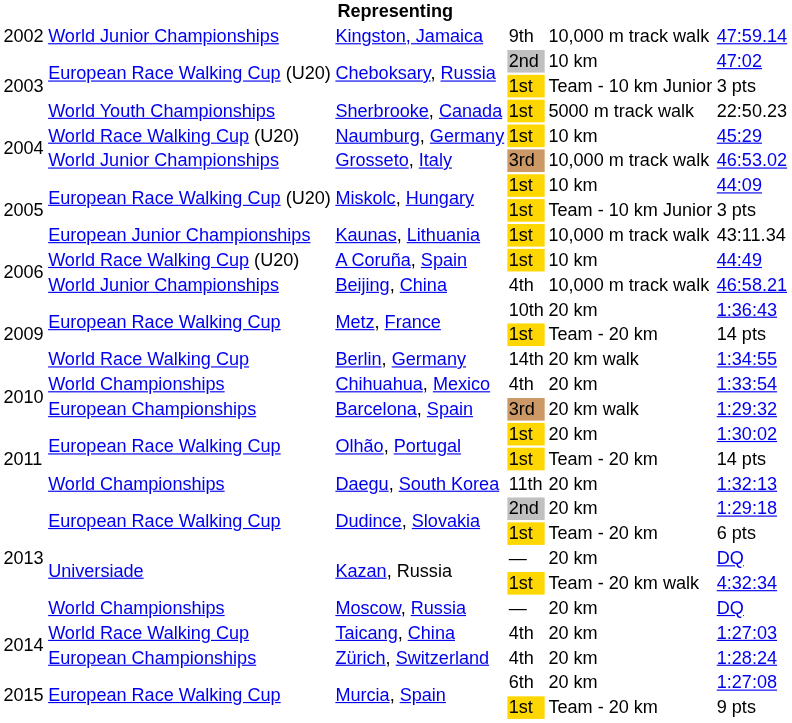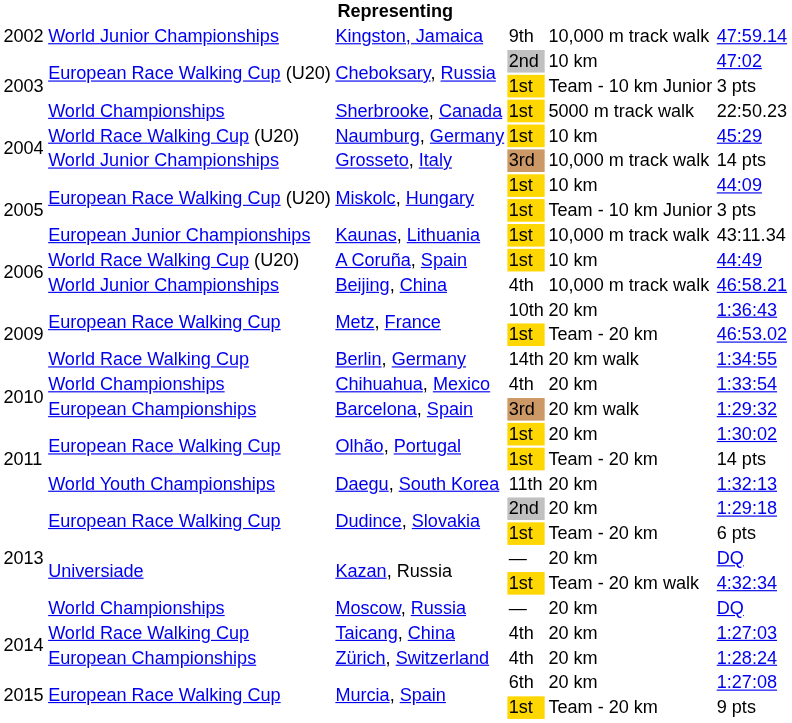(162, 110) World Youth Championships -> (136, 110) World Championships
(752, 160) 46:53.02 -> (741, 160) 14 pts
(741, 334) 14 pts -> (752, 334) 46:53.02
(136, 483) World Championships -> (162, 483) World Youth Championships
